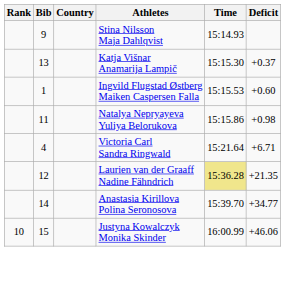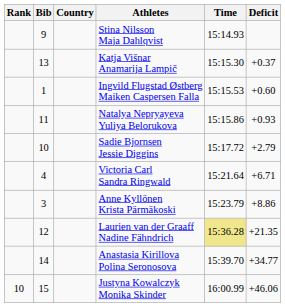(263, 119) +0.98 -> (263, 119) +0.93
+ row: (130, 147)
+ row: (137, 204)
